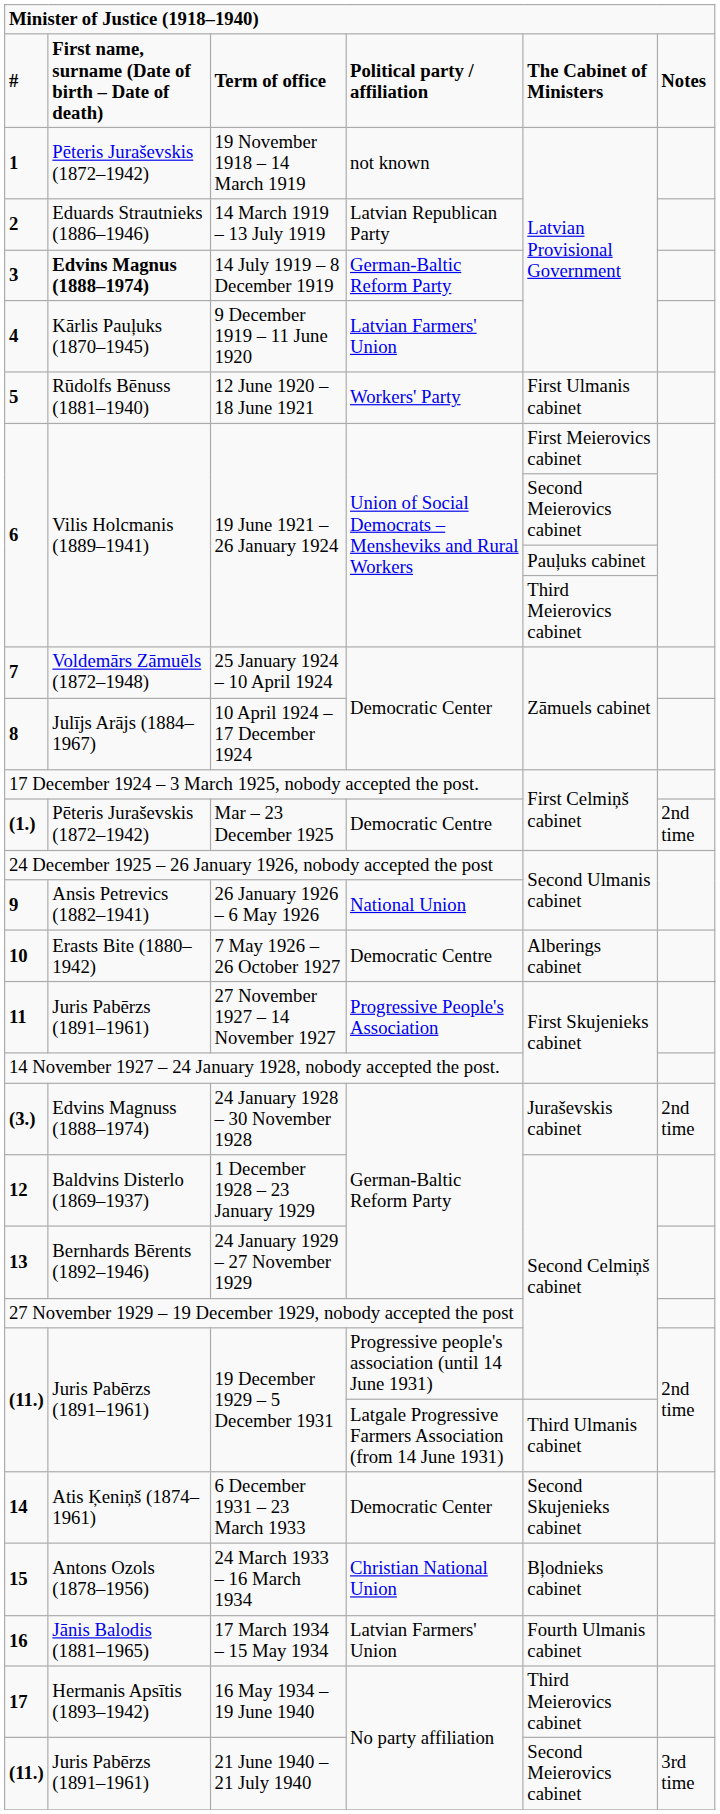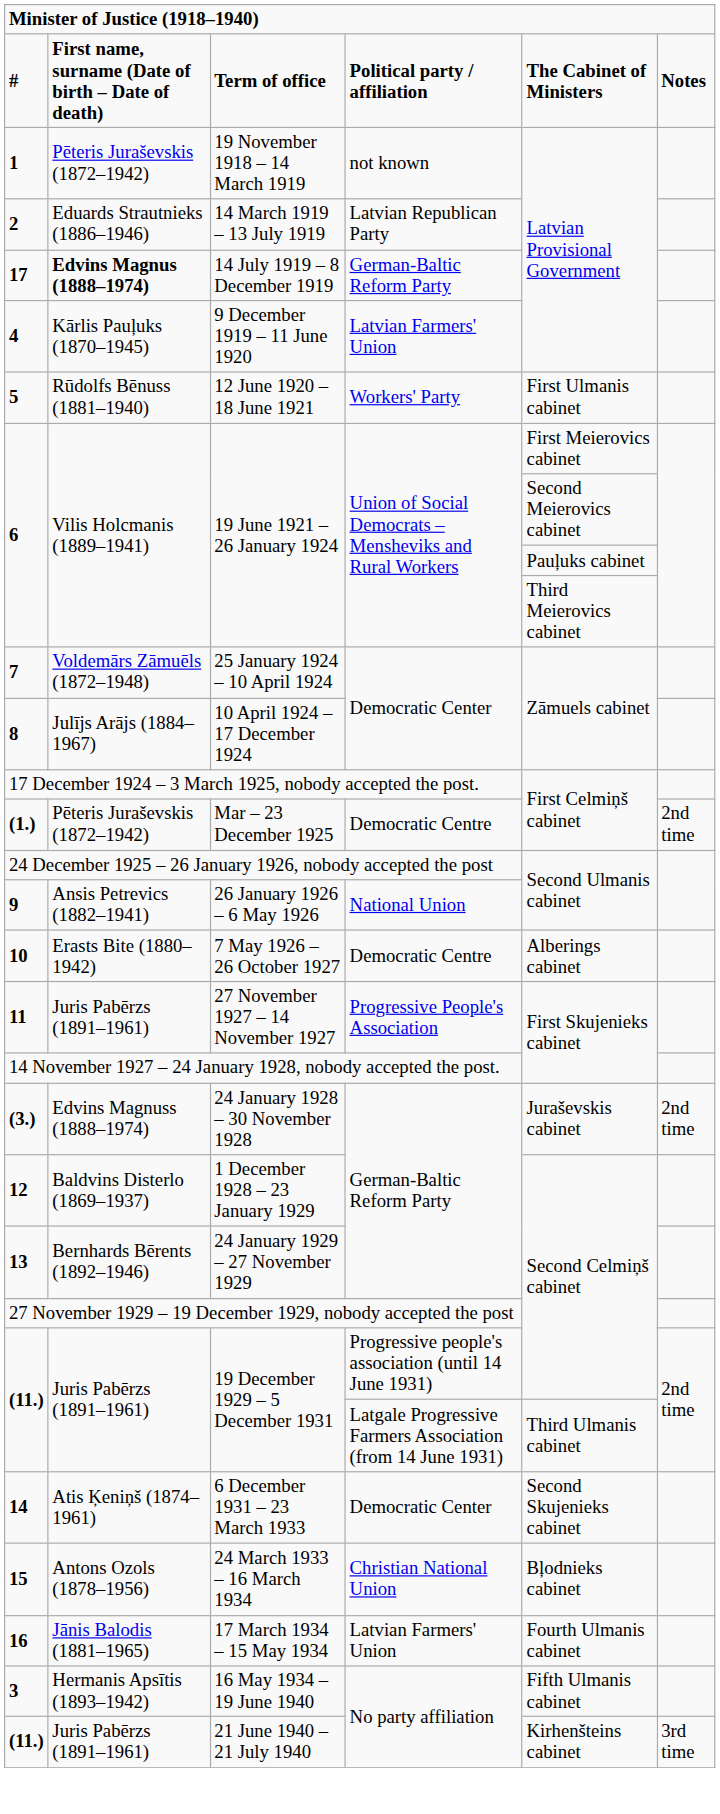(14, 274) 3 -> (18, 274) 17
(18, 1701) 17 -> (14, 1691) 3
(569, 1701) Third Meierovics cabinet -> (579, 1691) Fifth Ulmanis cabinet
(569, 1773) Second Meierovics cabinet -> (574, 1741) Kirhenšteins cabinet
